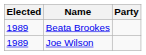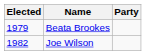(17, 27) 1989 -> (17, 27) 1979
(17, 43) 1989 -> (17, 43) 1982
